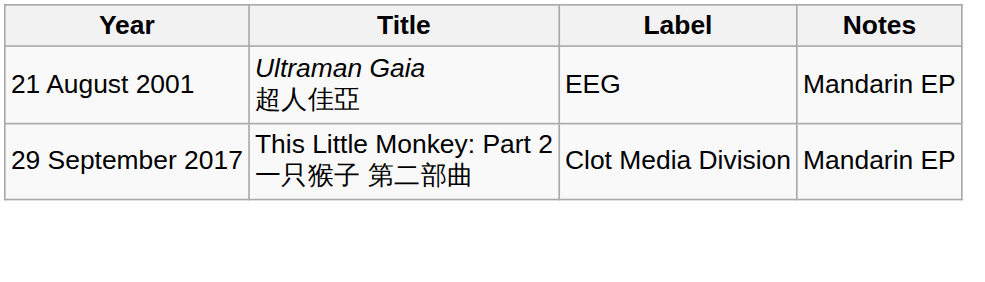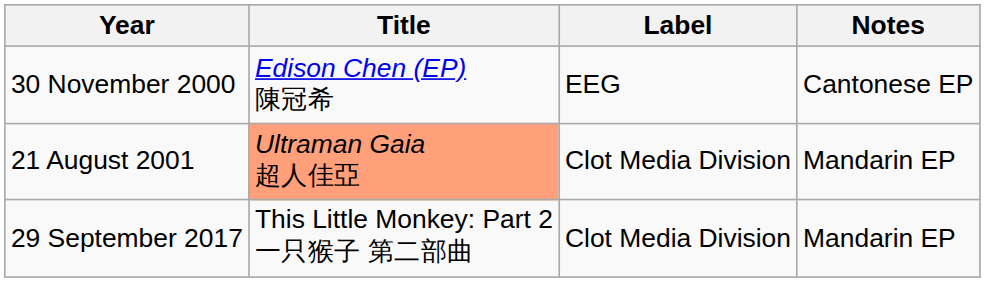+ row: (123, 84)
(340, 82) no background -> (340, 159) lightsalmon background
(593, 84) EEG -> (678, 161) Clot Media Division
